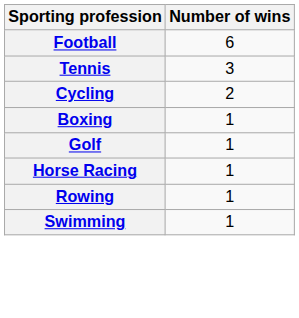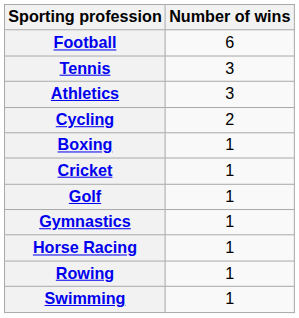+ row: (85, 94)
+ row: (85, 171)
+ row: (85, 222)
